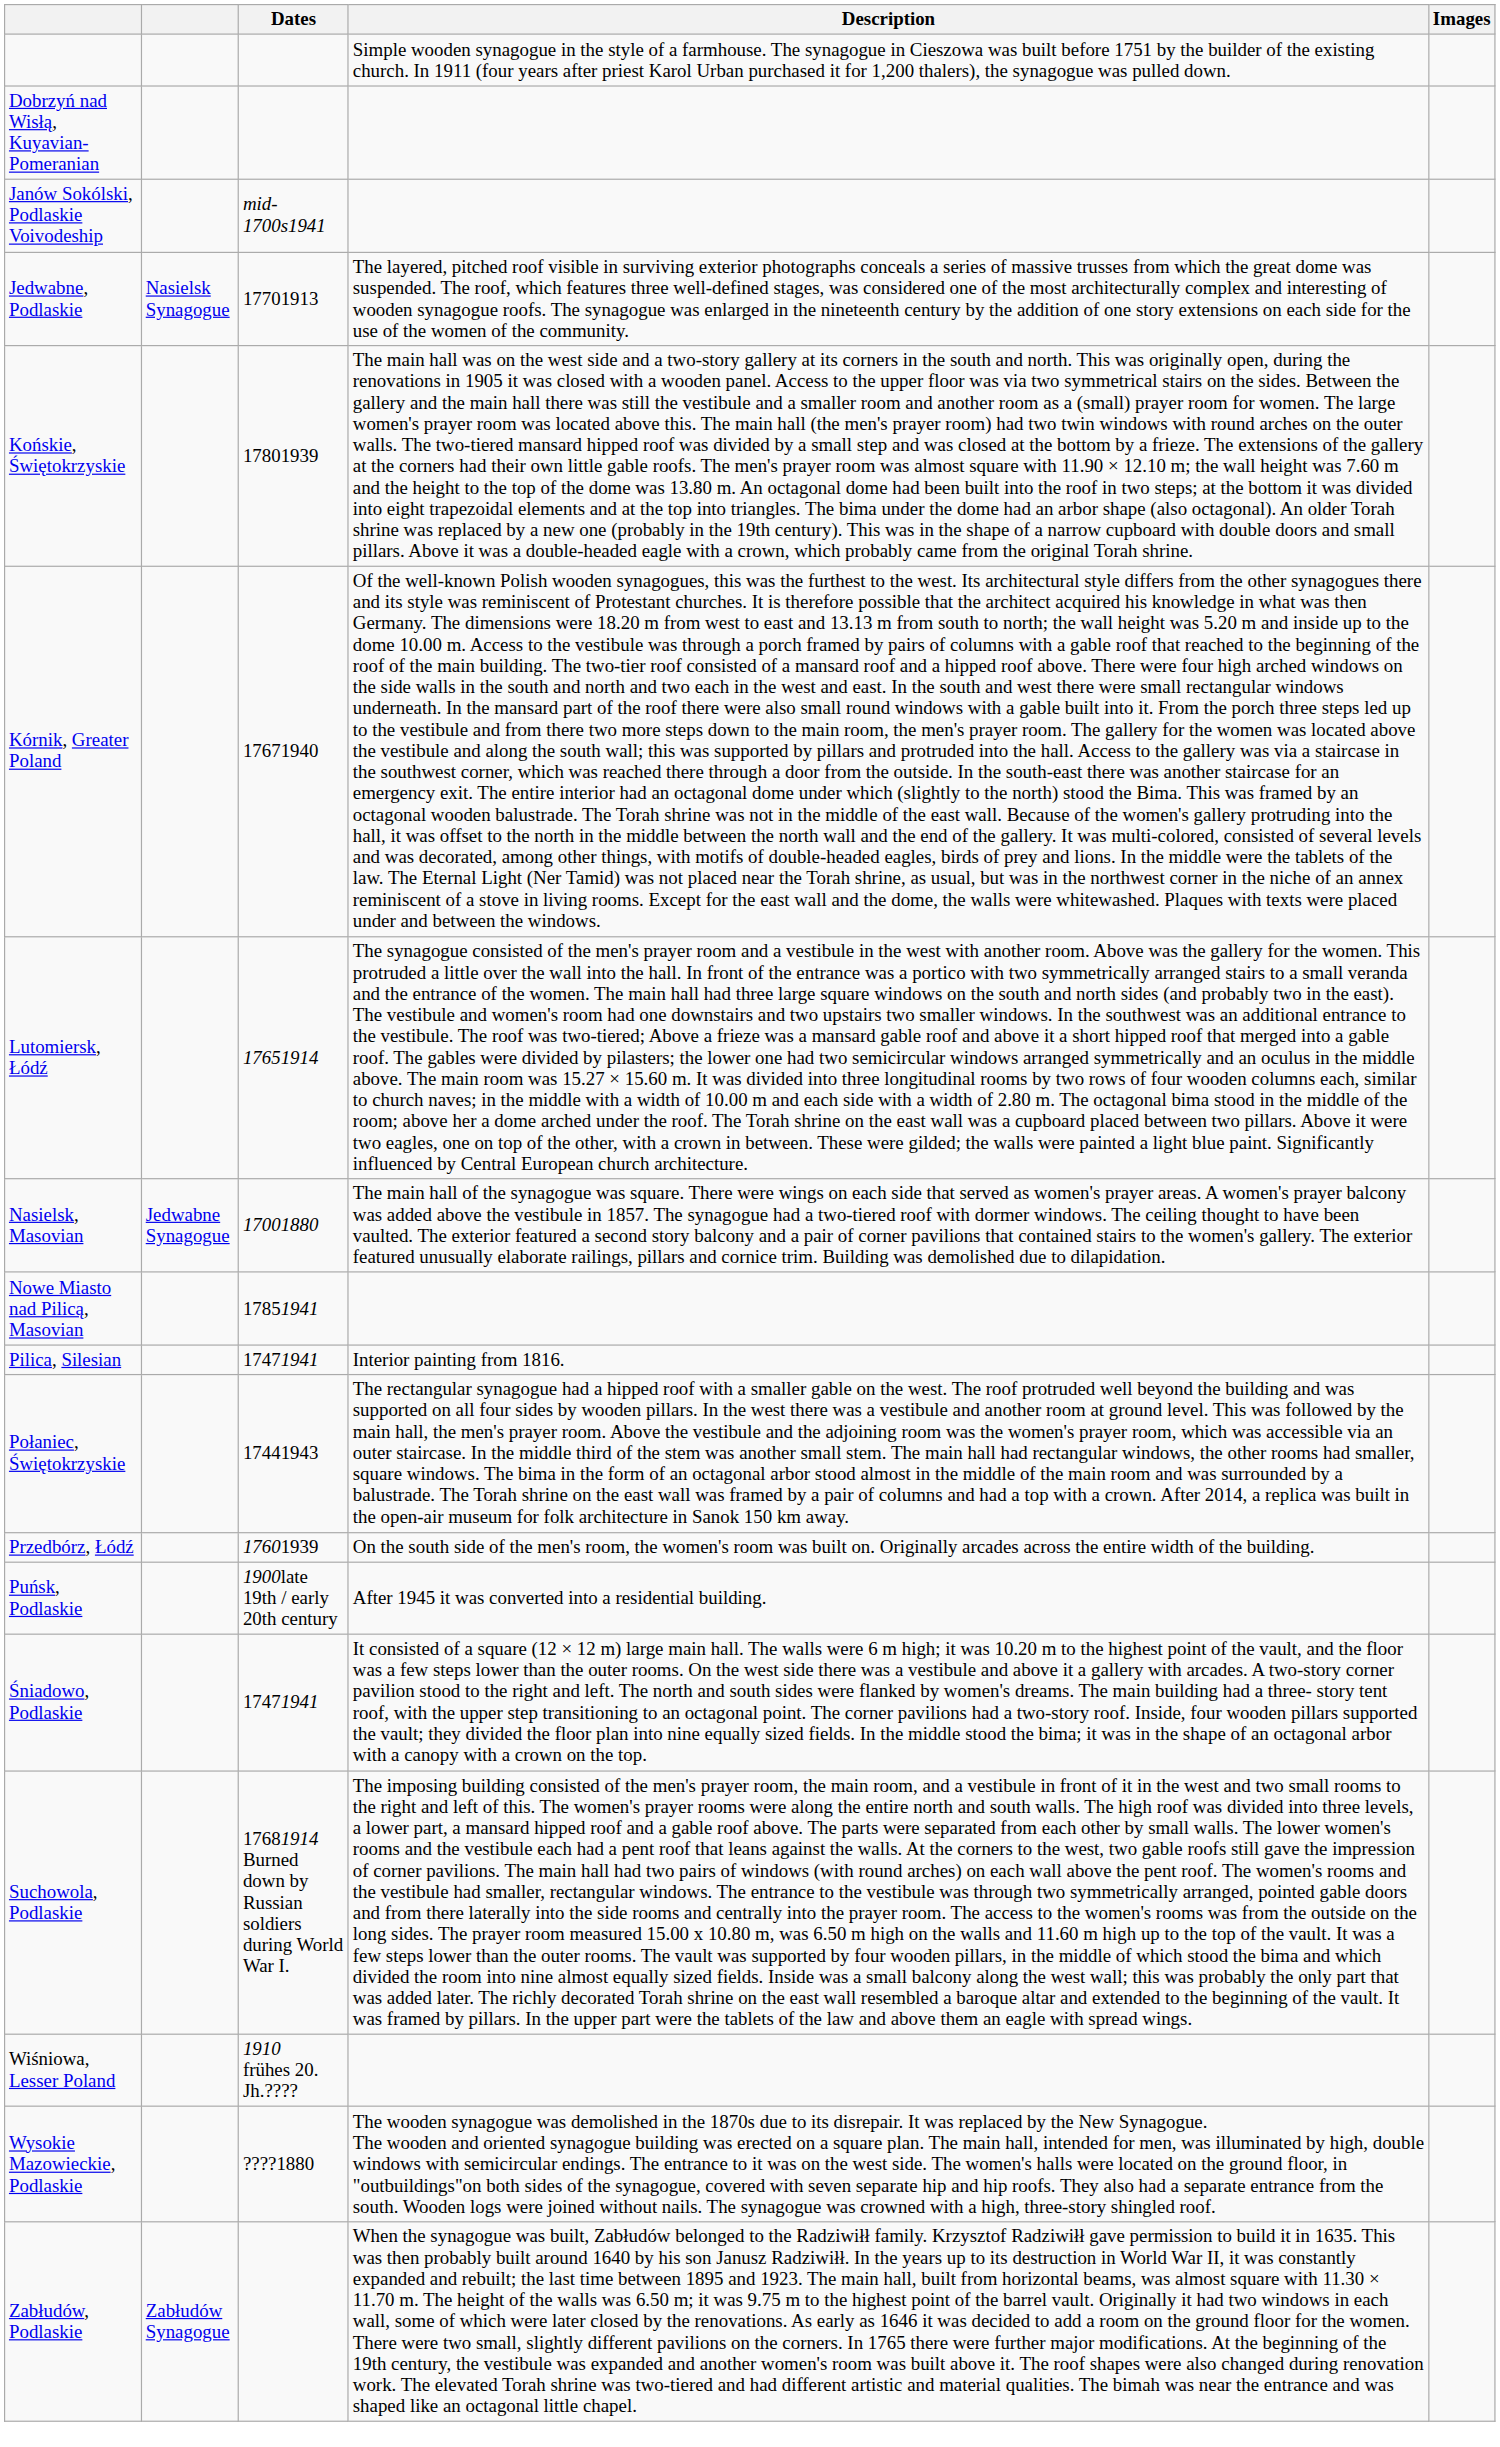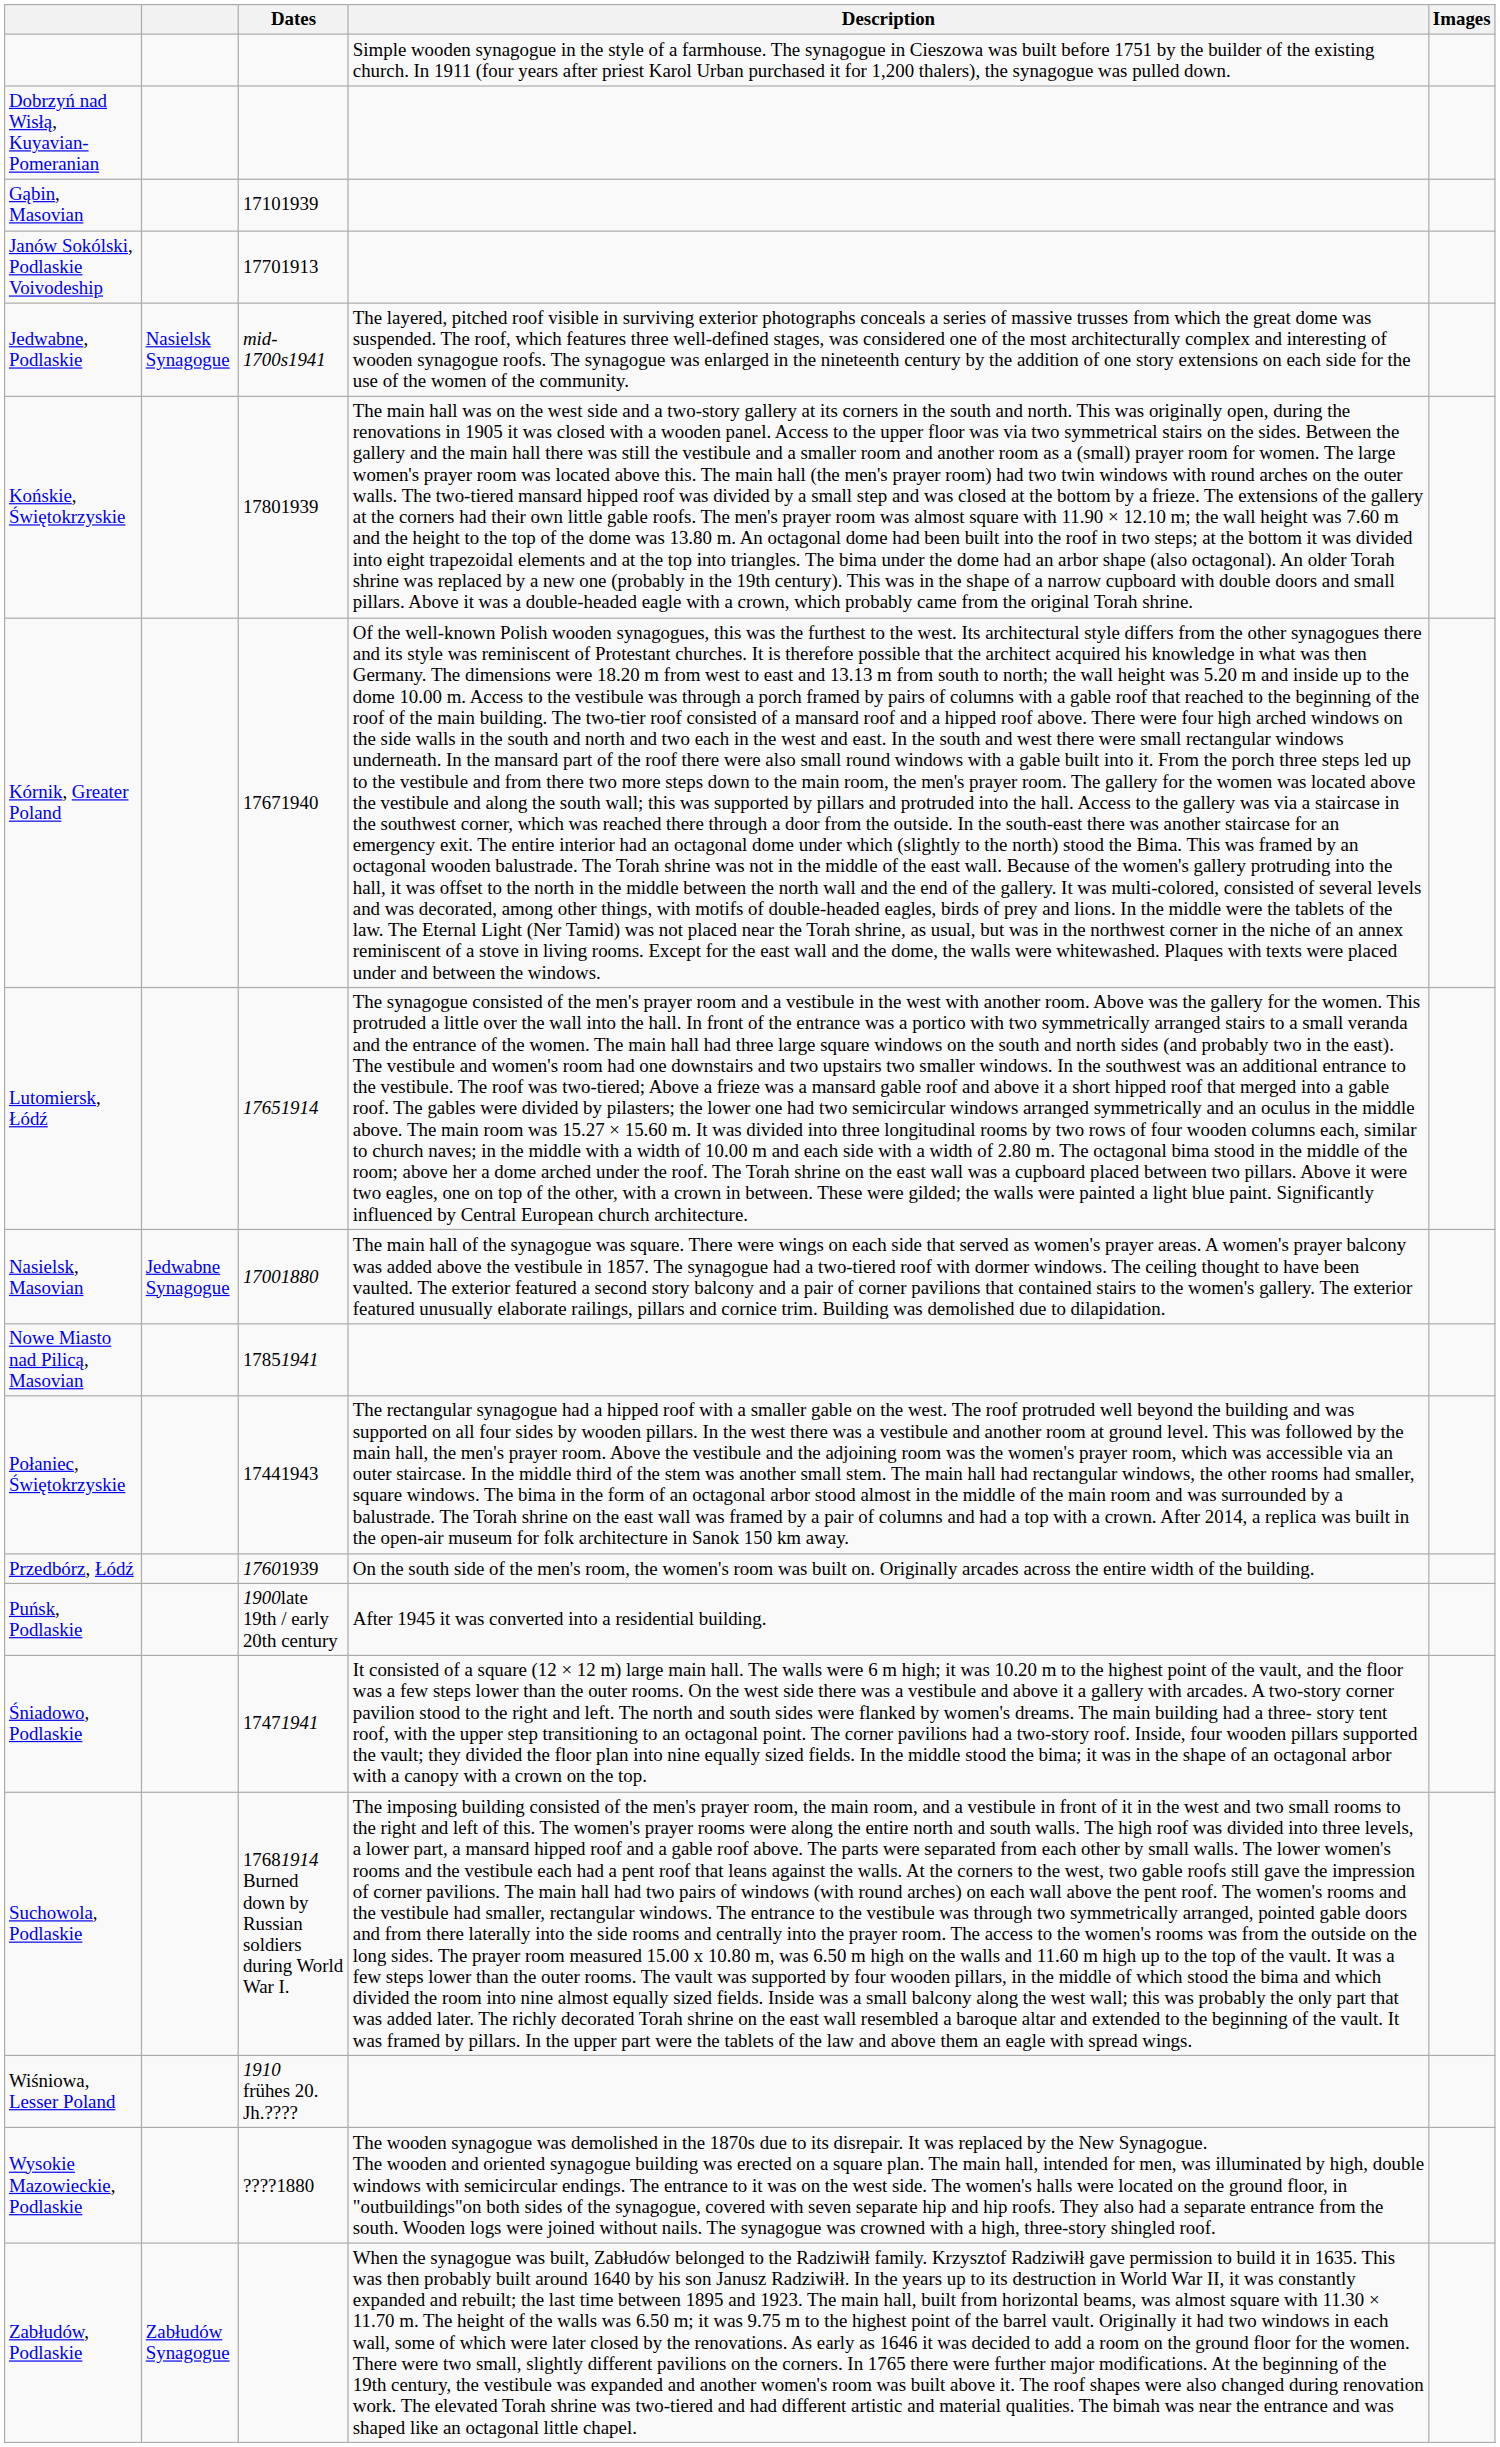+ row: (46, 204)
(284, 215) mid-1700s1941 -> (281, 266) 17701913
(281, 298) 17701913 -> (284, 349) mid-1700s1941
- row: (65, 1359)
